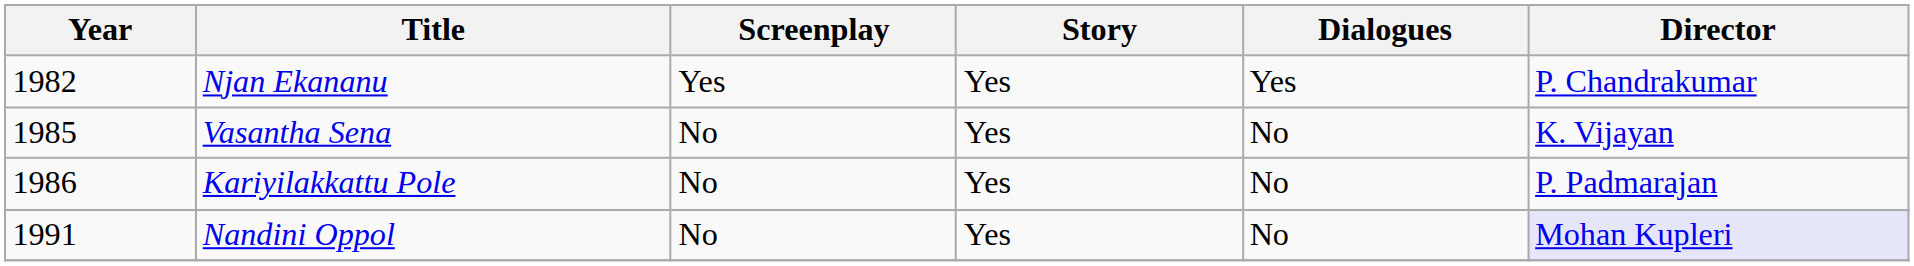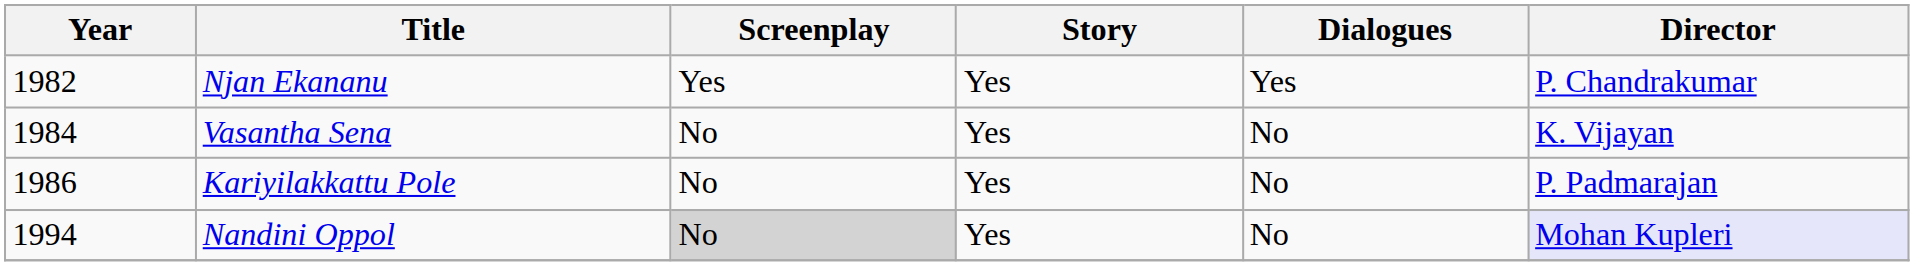(45, 132) 1985 -> (45, 132) 1984
(45, 234) 1991 -> (45, 234) 1994
(698, 234) no background -> (698, 234) lightgrey background
